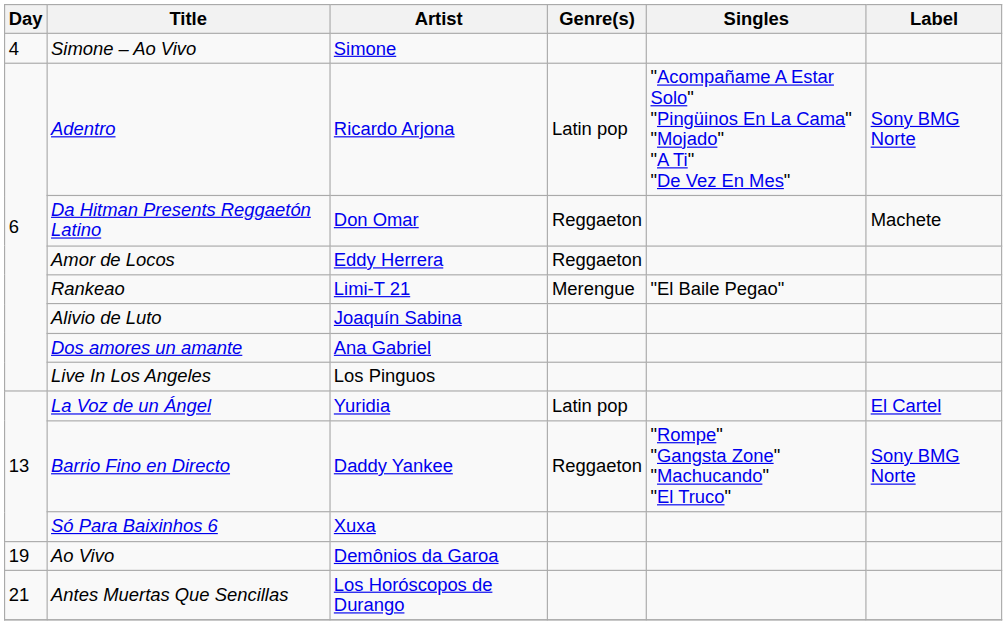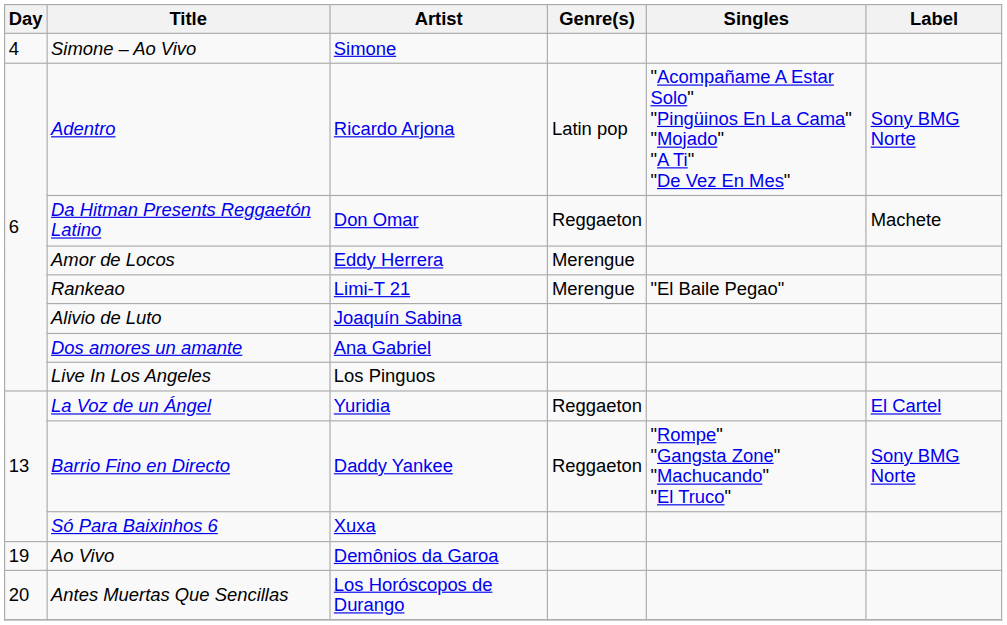(597, 260) Reggaeton -> (593, 260) Merengue
(590, 405) Latin pop -> (597, 405) Reggaeton
(19, 595) 21 -> (19, 595) 20
